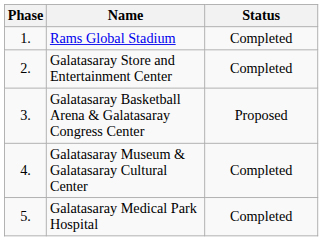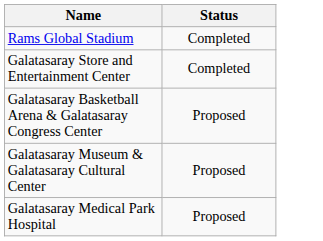- column: (26, 15)
(261, 170) Completed -> (219, 170) Proposed
(261, 216) Completed -> (219, 216) Proposed
